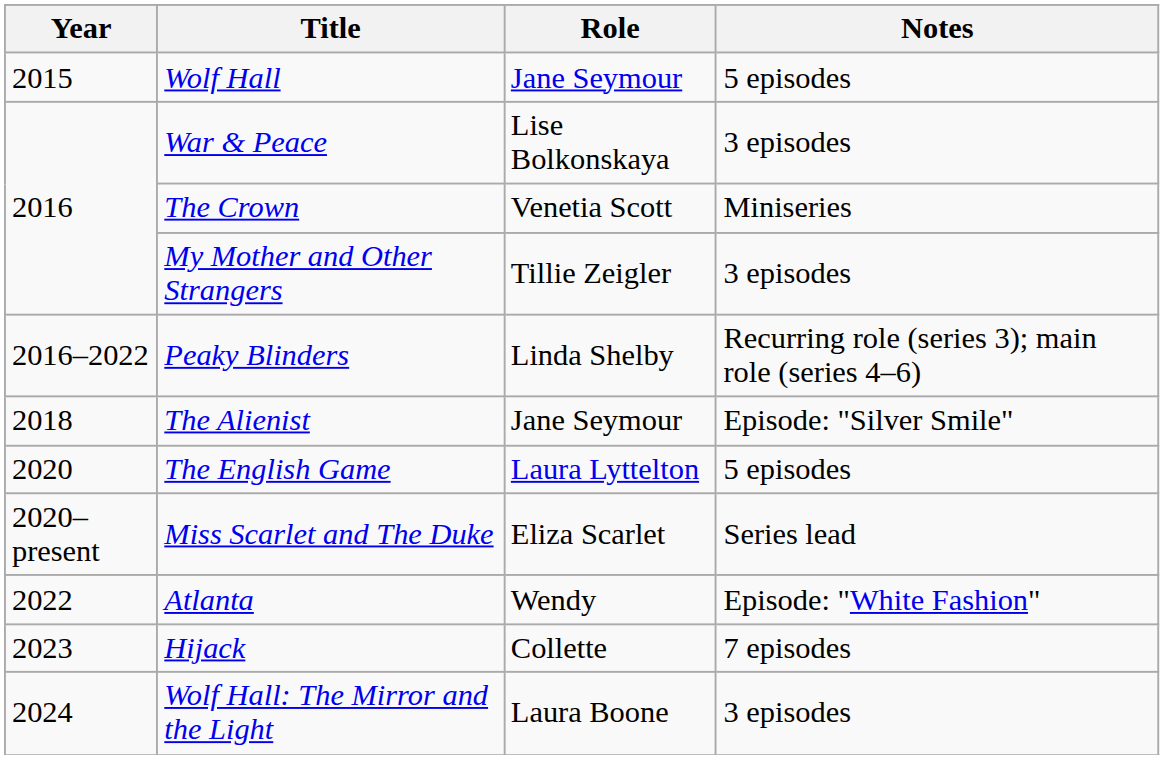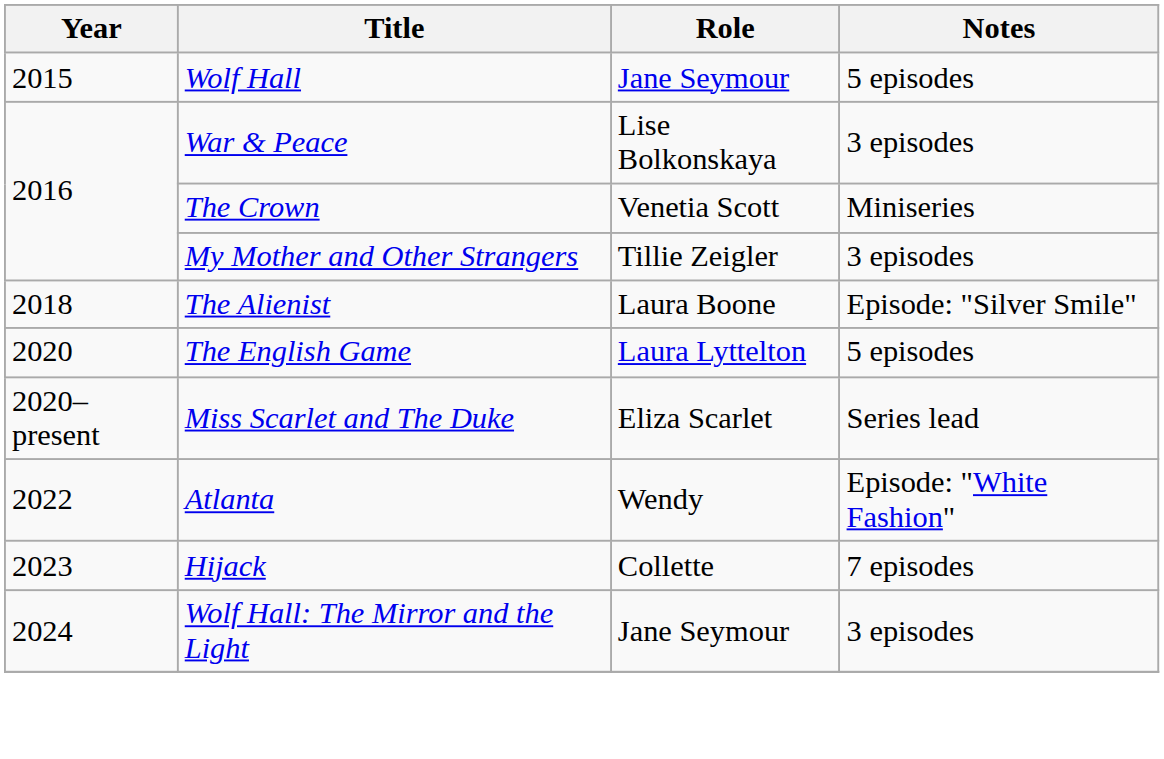- row: (257, 355)
(597, 420) Jane Seymour -> (697, 303) Laura Boone
(590, 712) Laura Boone -> (704, 630) Jane Seymour
